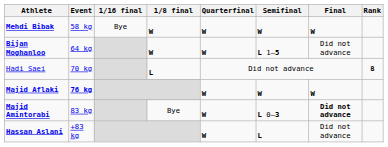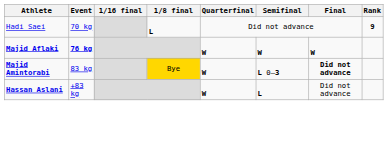- row: (30, 27)
- row: (26, 47)
(372, 68) 8 -> (372, 27) 9
(173, 110) no background -> (173, 68) gold background
